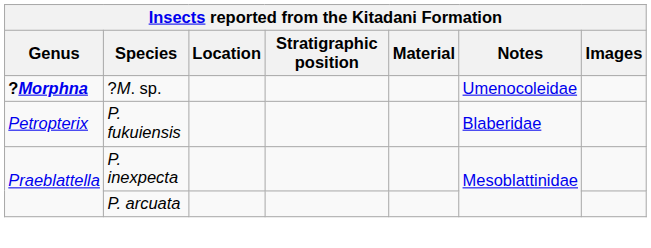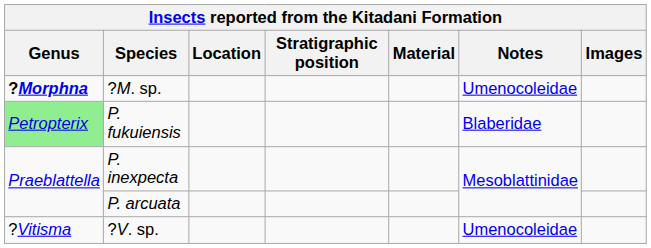(48, 123) no background -> (48, 123) lightgreen background
+ row: (133, 230)
